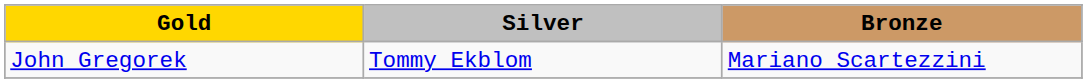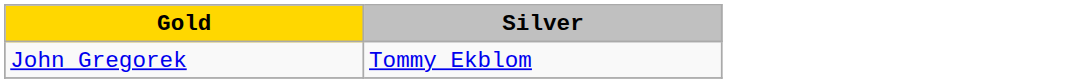- column: (902, 23)
